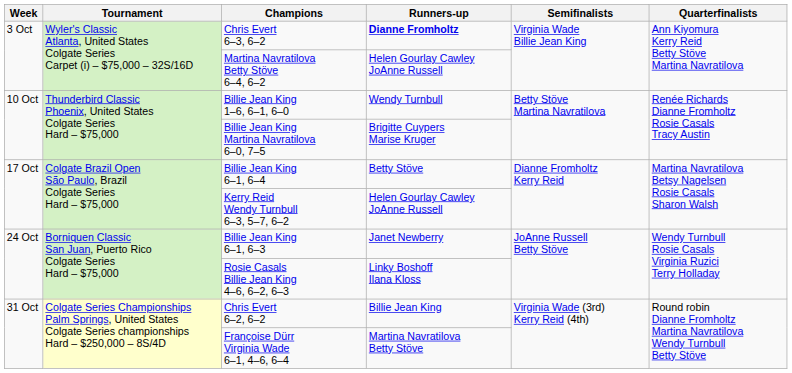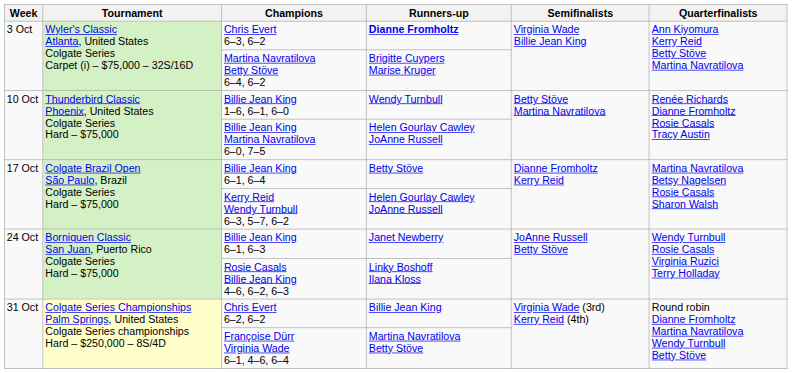(422, 64) Helen Gourlay Cawley JoAnne Russell -> (407, 64) Brigitte Cuypers Marise Kruger
(407, 134) Brigitte Cuypers Marise Kruger -> (422, 134) Helen Gourlay Cawley JoAnne Russell
